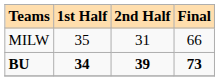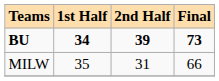rows swapped: (19, 64) <-> (29, 40)
